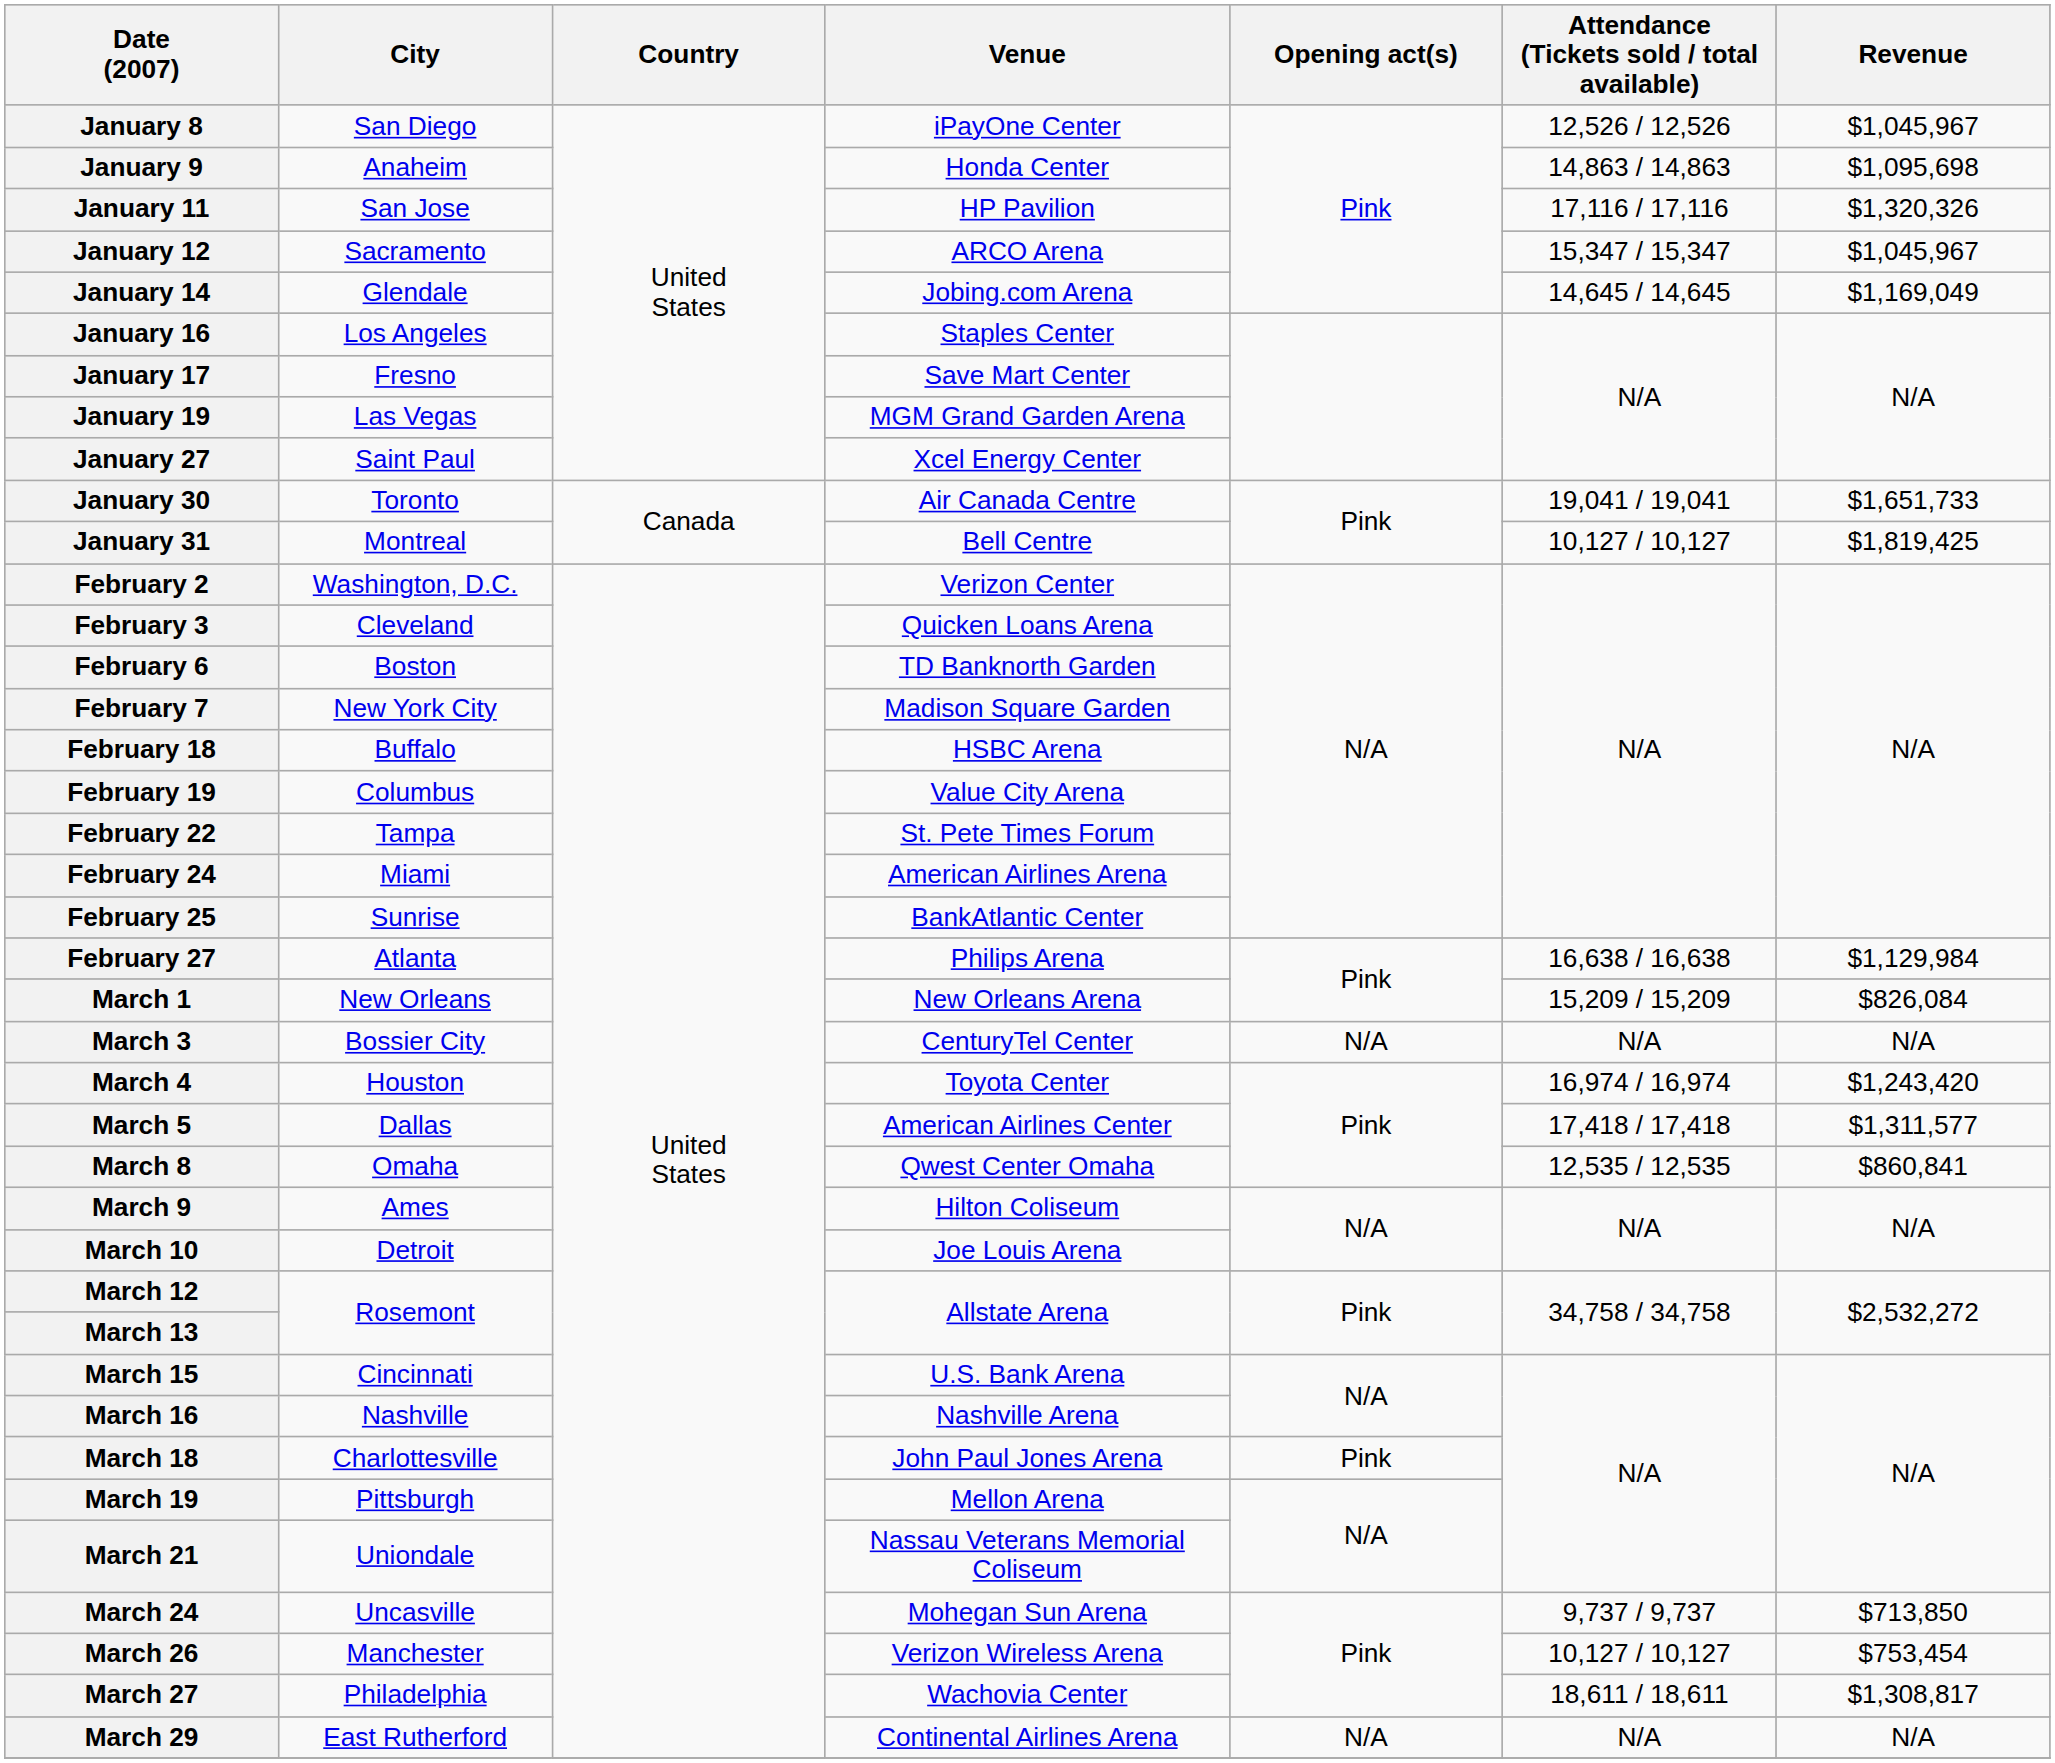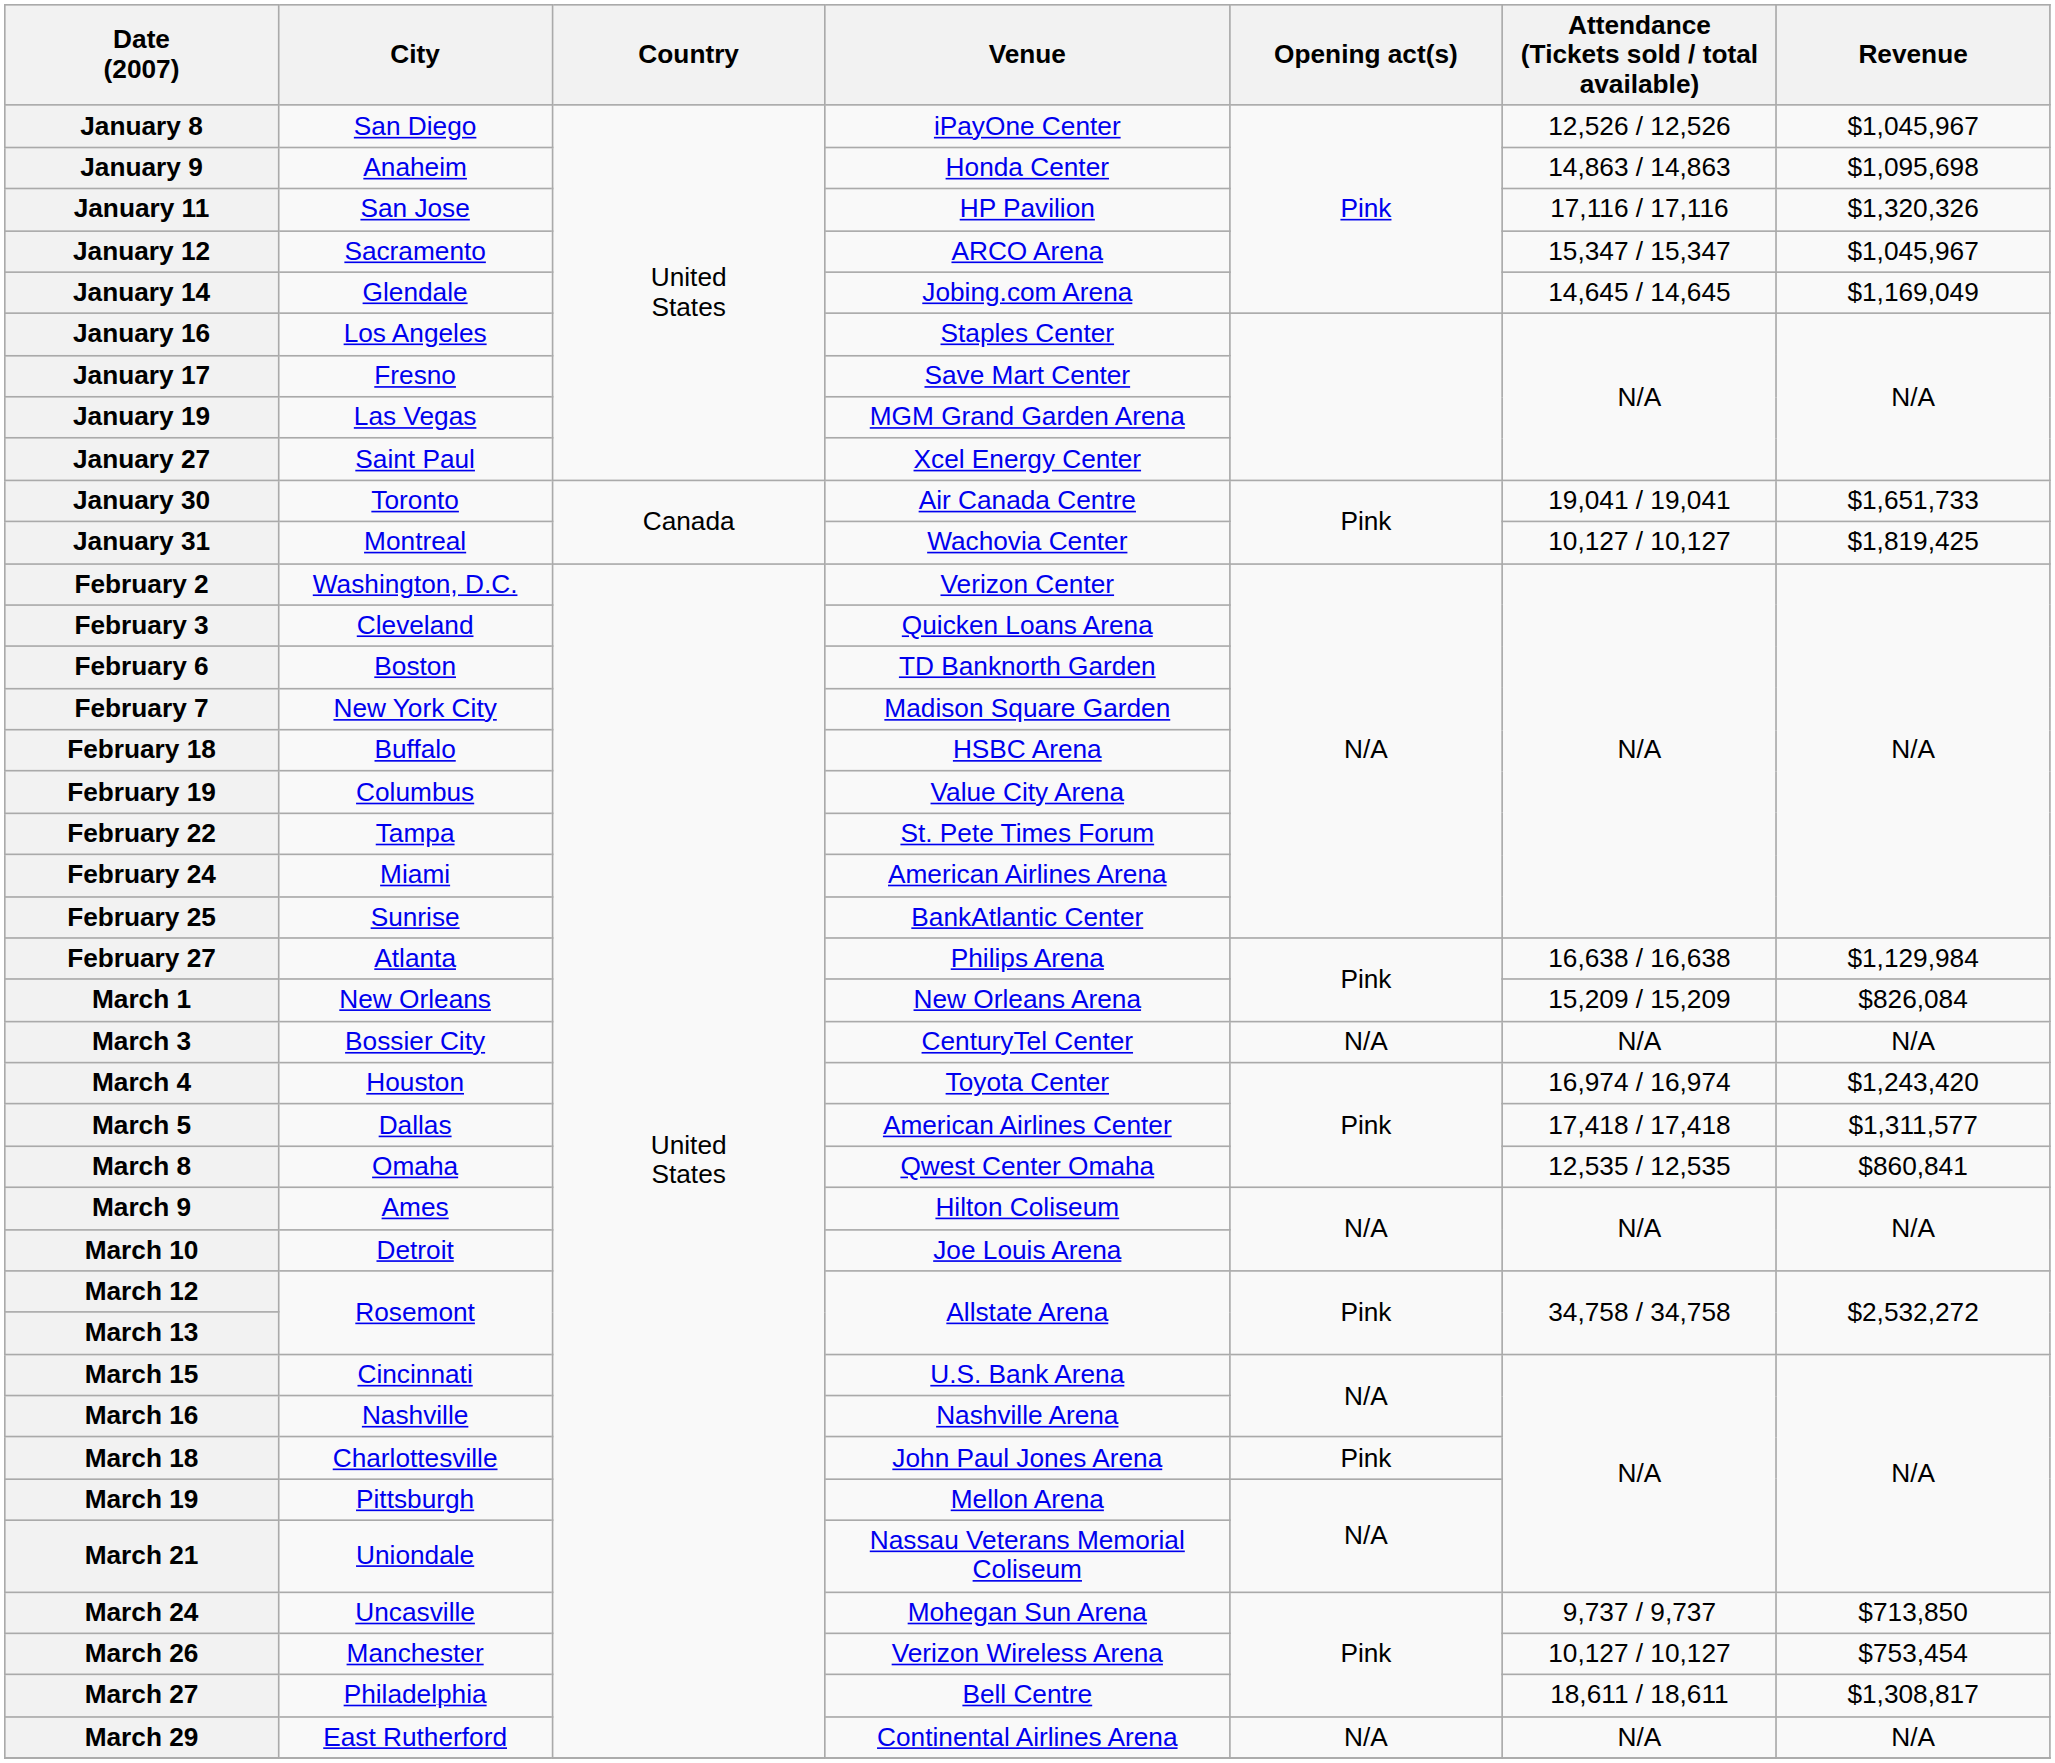(1027, 542) Bell Centre -> (1027, 542) Wachovia Center
(1027, 1695) Wachovia Center -> (1027, 1695) Bell Centre
